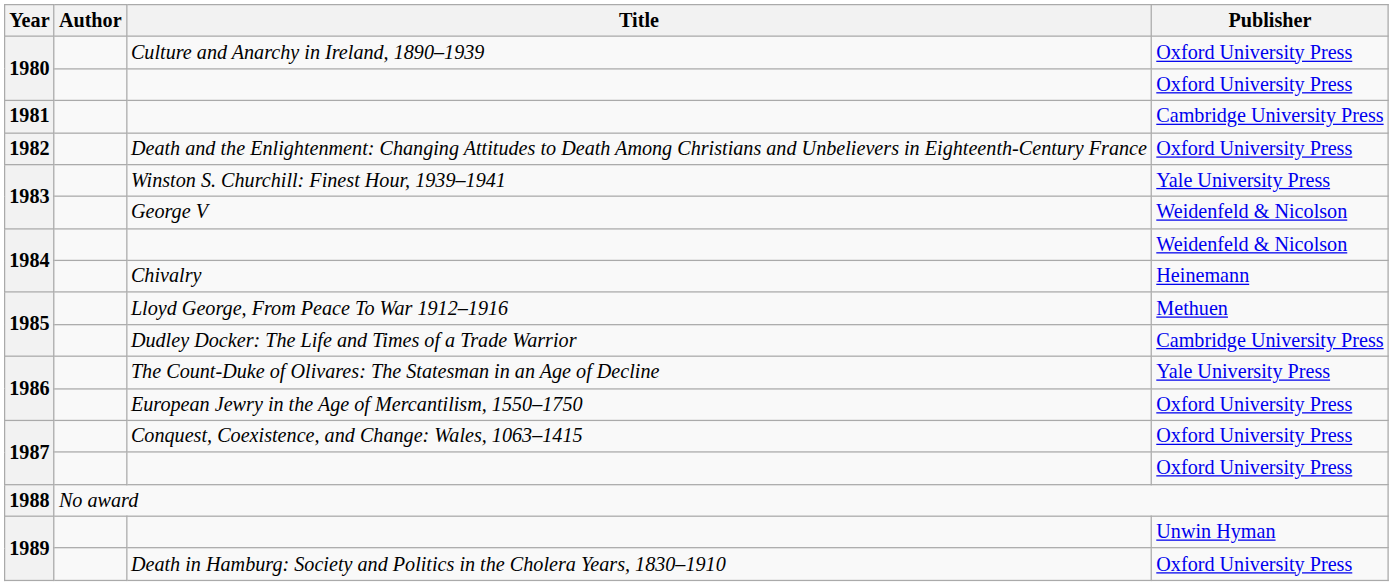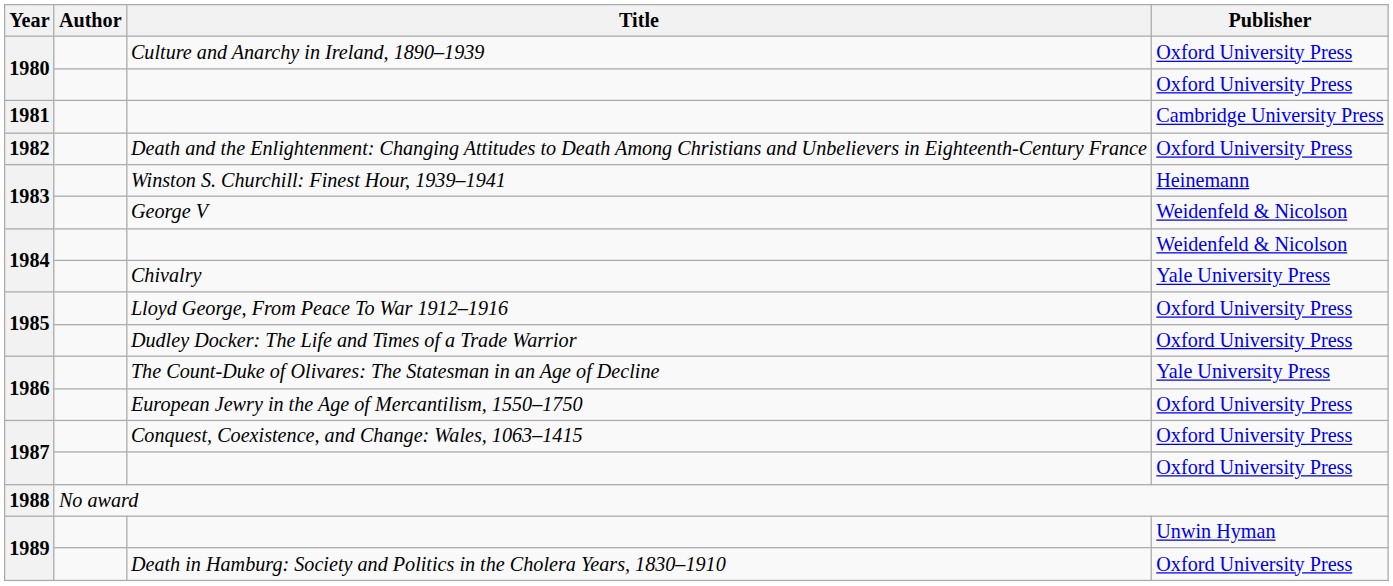(1243, 180) Yale University Press -> (1203, 180) Heinemann
(1203, 276) Heinemann -> (1243, 276) Yale University Press
(1192, 308) Methuen -> (1254, 308) Oxford University Press
(1270, 340) Cambridge University Press -> (1254, 340) Oxford University Press
